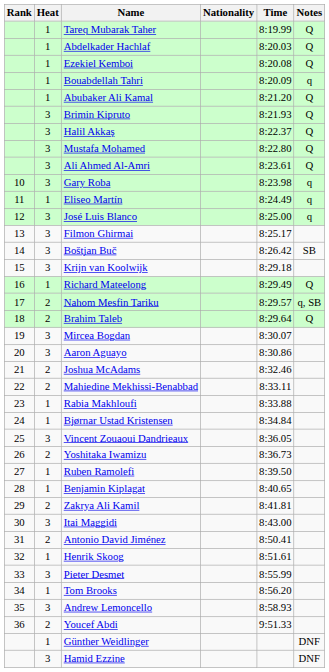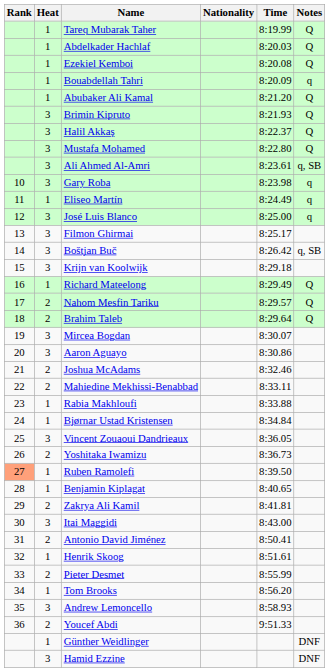(309, 166) Q -> (309, 166) q, SB
(309, 251) SB -> (309, 251) q, SB
(309, 302) q, SB -> (309, 302) Q
(19, 472) no background -> (19, 472) lightsalmon background
(48, 574) 3 -> (48, 574) 2
